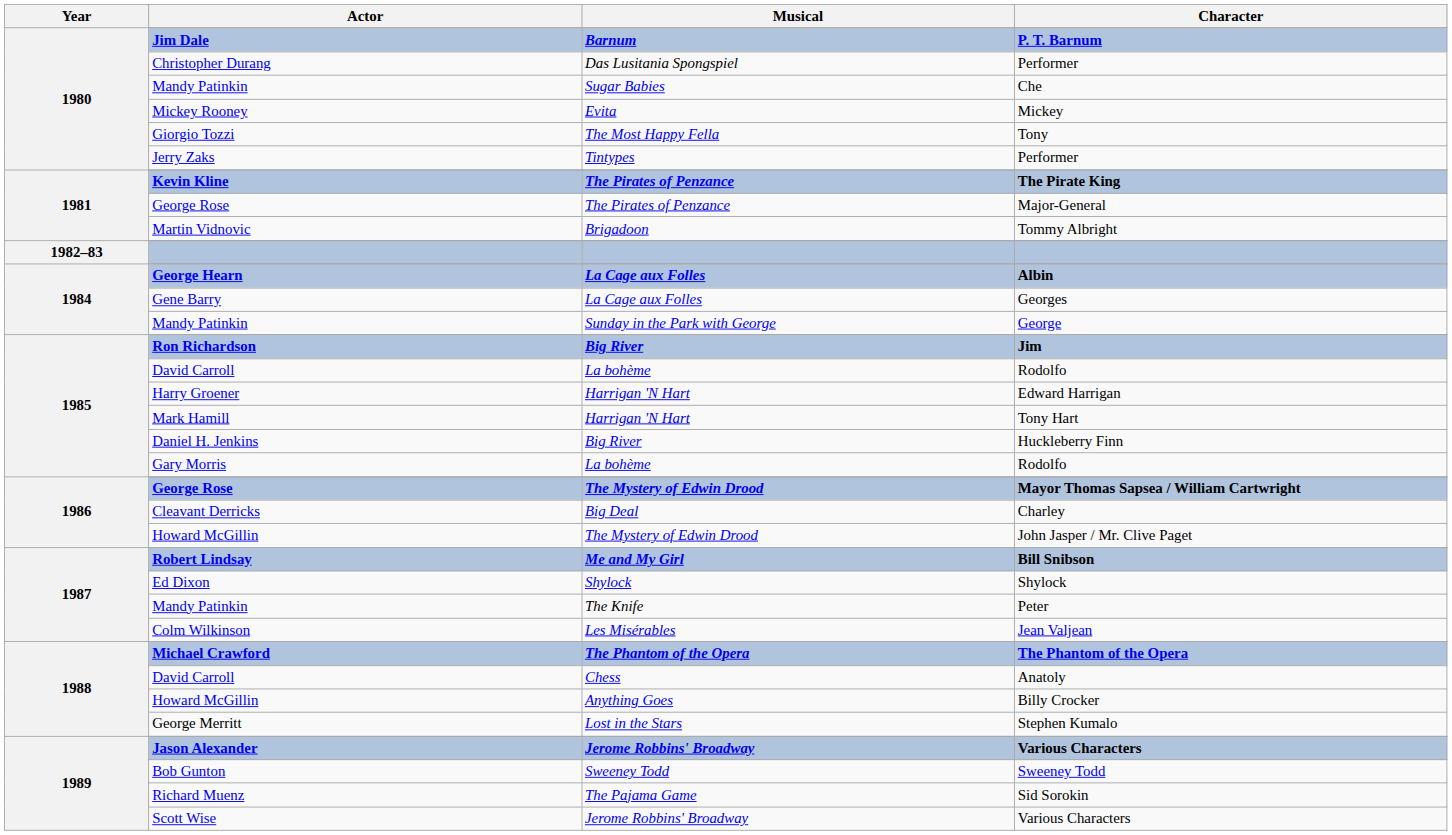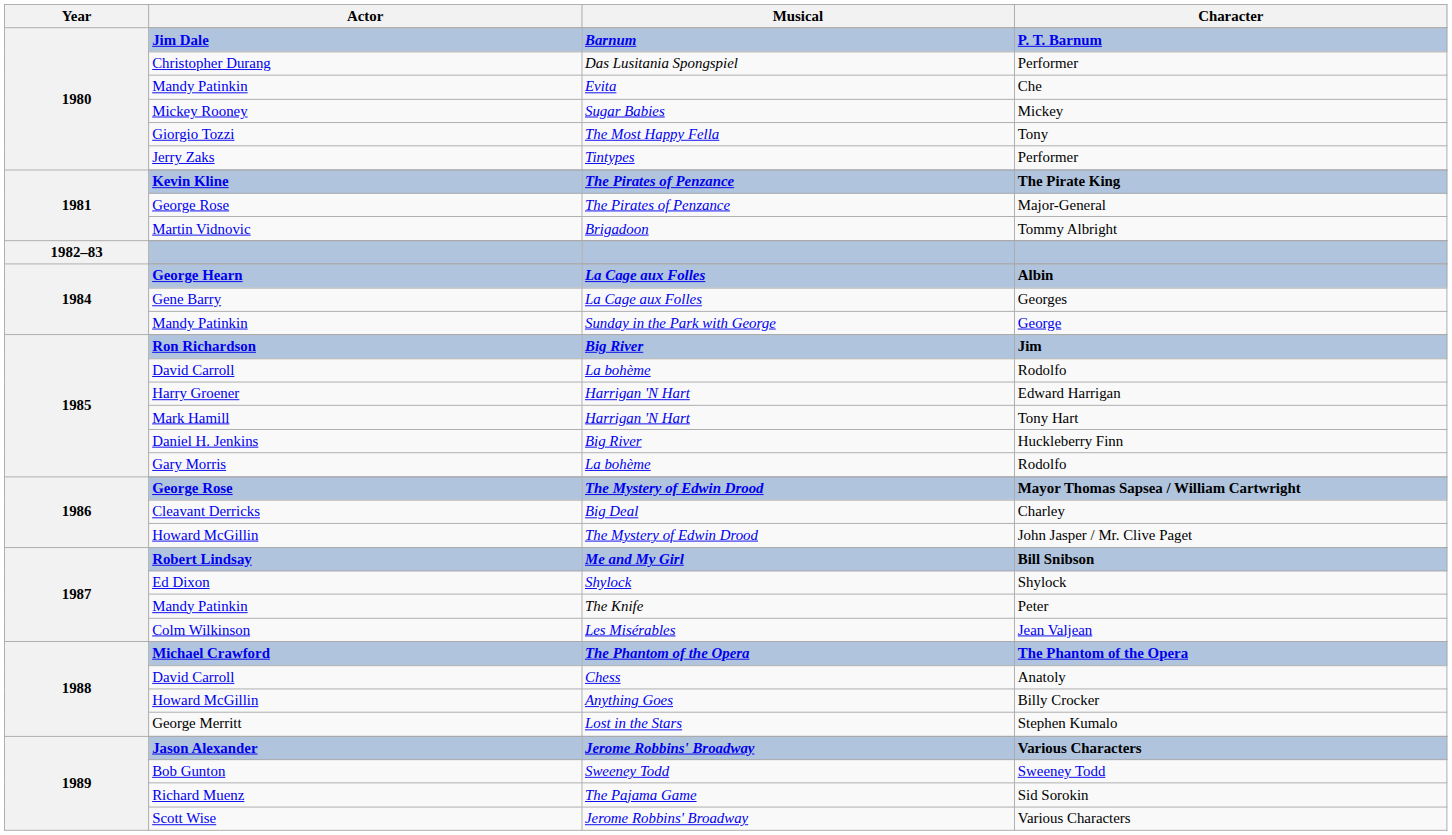(625, 87) Sugar Babies -> (601, 87) Evita
(601, 110) Evita -> (625, 110) Sugar Babies
